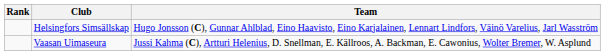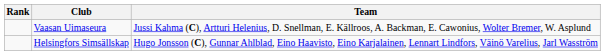rows swapped: (81, 27) <-> (70, 43)
